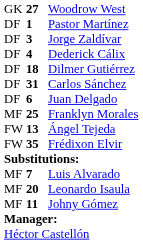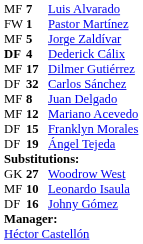rows swapped: (87, 9) <-> (84, 174)
(12, 24) DF -> (14, 24) FW
(12, 39) DF -> (13, 39) MF
(29, 39) 3 -> (29, 39) 5
(12, 54) normal -> (12, 54) bold
(12, 69) DF -> (13, 69) MF
(32, 69) 18 -> (32, 69) 17
(32, 84) 31 -> (32, 84) 32
(12, 99) DF -> (13, 99) MF
(29, 99) 6 -> (29, 99) 8
+ row: (93, 114)
(13, 114) MF -> (12, 129) DF
(32, 114) 25 -> (32, 129) 15
(14, 129) FW -> (12, 144) DF
(32, 129) 13 -> (32, 144) 19
- row: (85, 144)
(32, 189) 20 -> (32, 189) 10
(13, 204) MF -> (12, 204) DF
(32, 204) 11 -> (32, 204) 16
